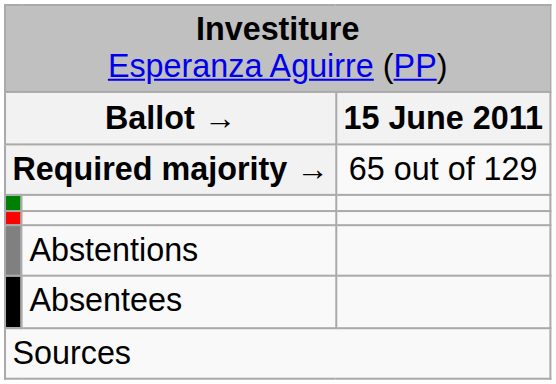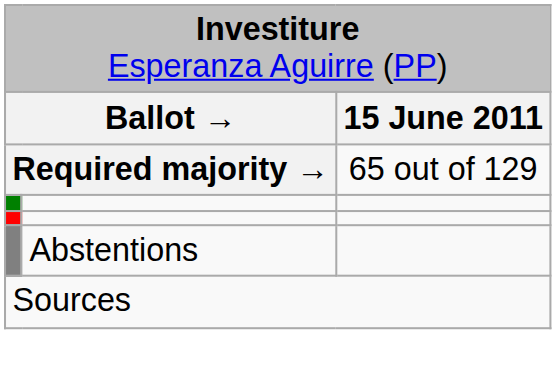- row: (13, 302)
